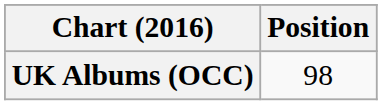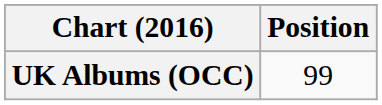(318, 74) 98 -> (318, 74) 99
